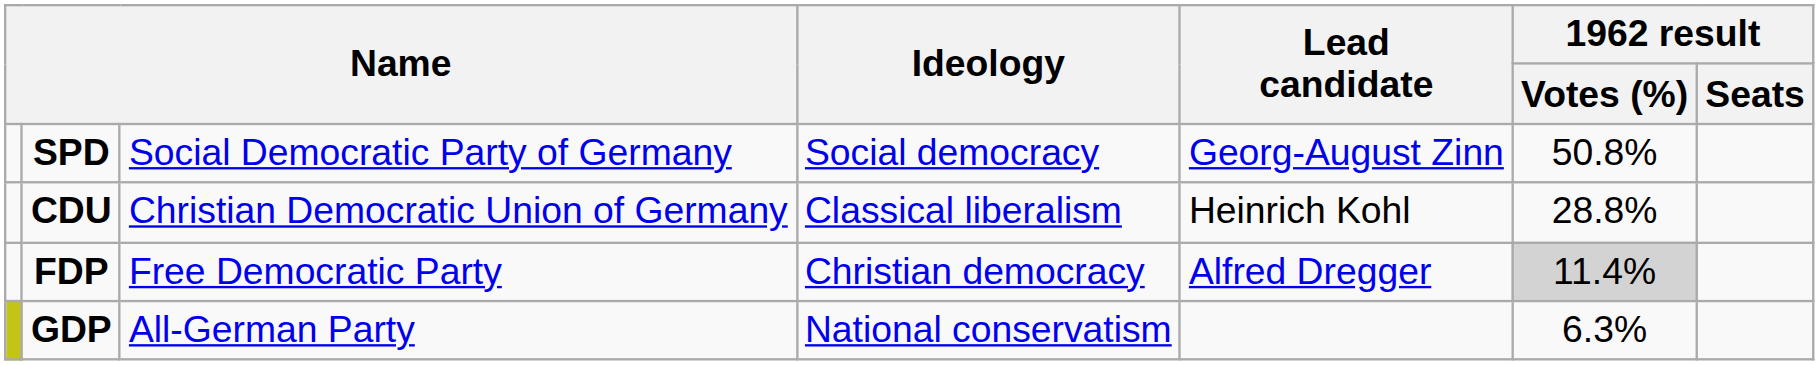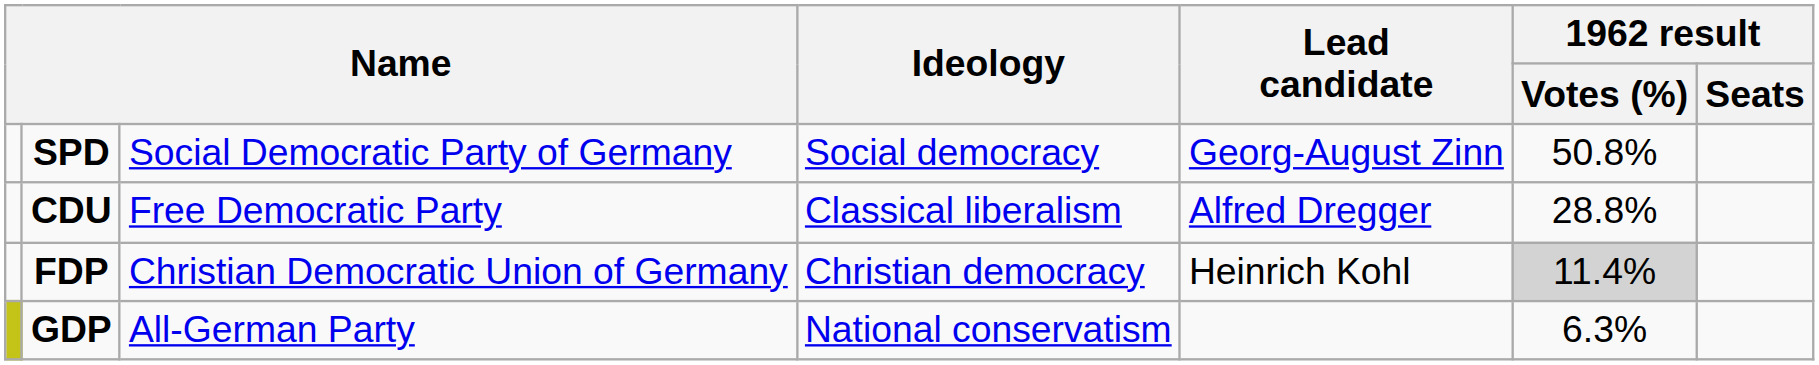(458, 211) Christian Democratic Union of Germany -> (315, 211) Free Democratic Party
(1300, 211) Heinrich Kohl -> (1310, 211) Alfred Dregger
(315, 270) Free Democratic Party -> (458, 270) Christian Democratic Union of Germany
(1310, 270) Alfred Dregger -> (1300, 270) Heinrich Kohl
